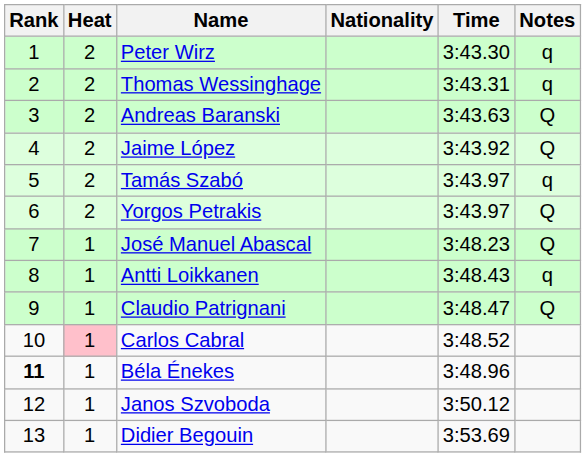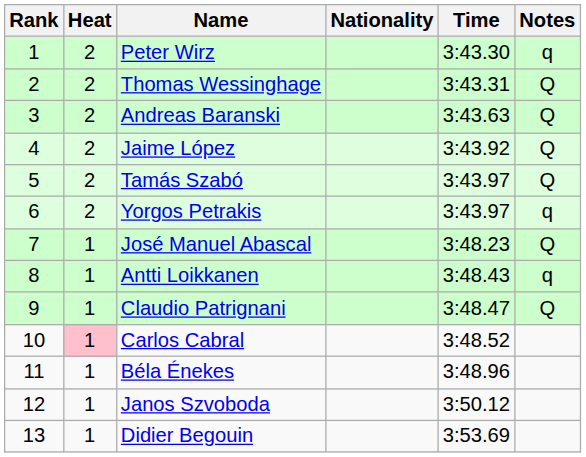(547, 84) q -> (547, 84) Q
(547, 180) q -> (547, 180) Q
(547, 212) Q -> (547, 212) q
(34, 372) bold -> (34, 372) normal
